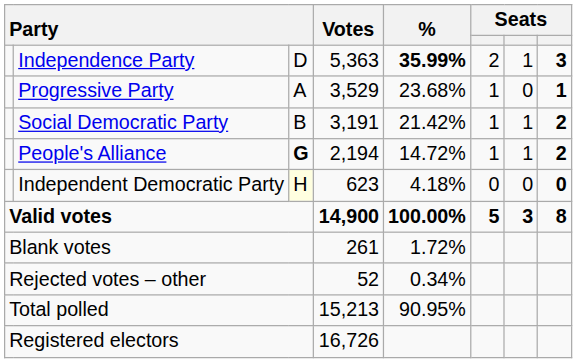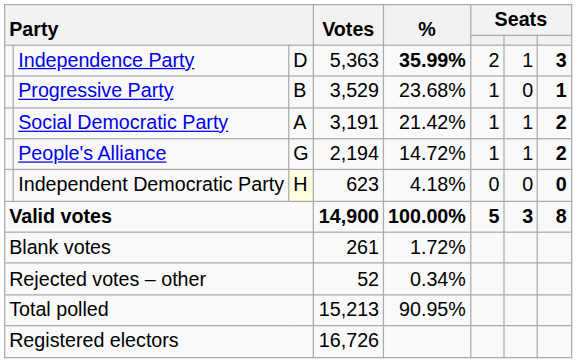(300, 91) A -> (300, 91) B
(300, 122) B -> (300, 122) A
(301, 154) bold -> (301, 154) normal
